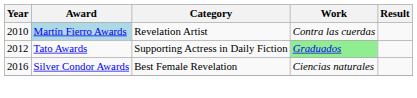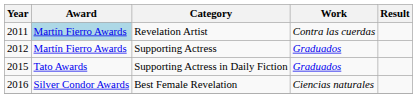(18, 31) 2010 -> (18, 31) 2011
+ row: (175, 49)
(18, 49) 2012 -> (18, 67) 2015
(317, 49) lightgreen background -> (317, 67) no background
